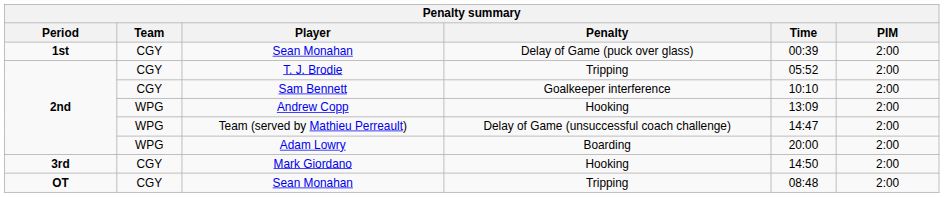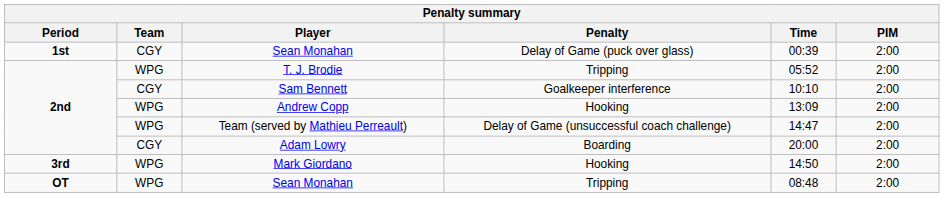(149, 70) CGY -> (149, 70) WPG
(149, 145) WPG -> (149, 145) CGY
(149, 164) CGY -> (149, 164) WPG
(149, 182) CGY -> (149, 182) WPG
